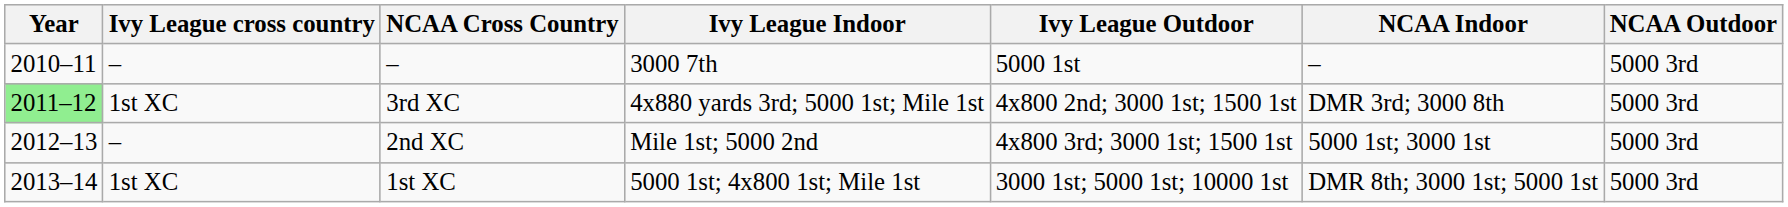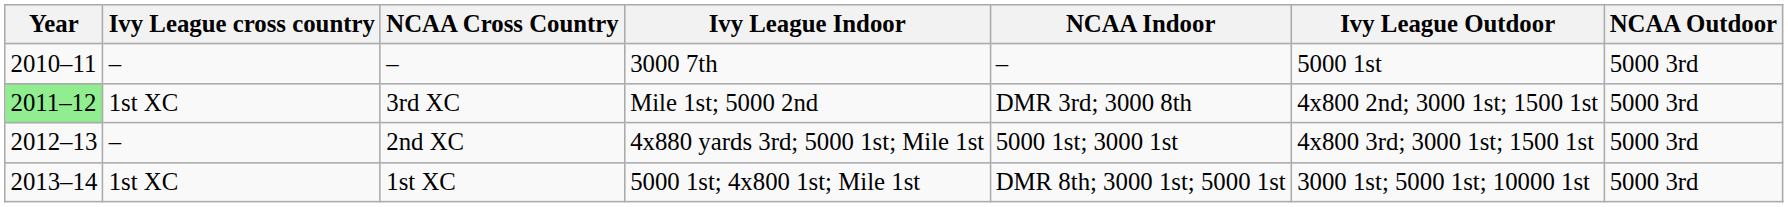columns swapped: (1453, 24) <-> (1146, 24)
(807, 102) 4x880 yards 3rd; 5000 1st; Mile 1st -> (724, 102) Mile 1st; 5000 2nd
(724, 142) Mile 1st; 5000 2nd -> (807, 142) 4x880 yards 3rd; 5000 1st; Mile 1st
